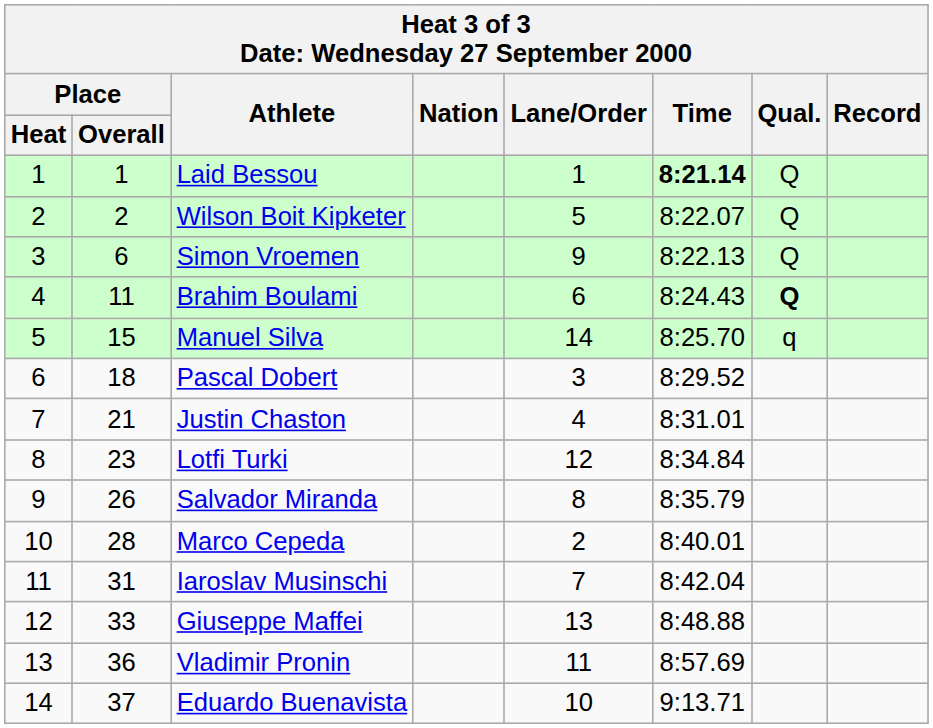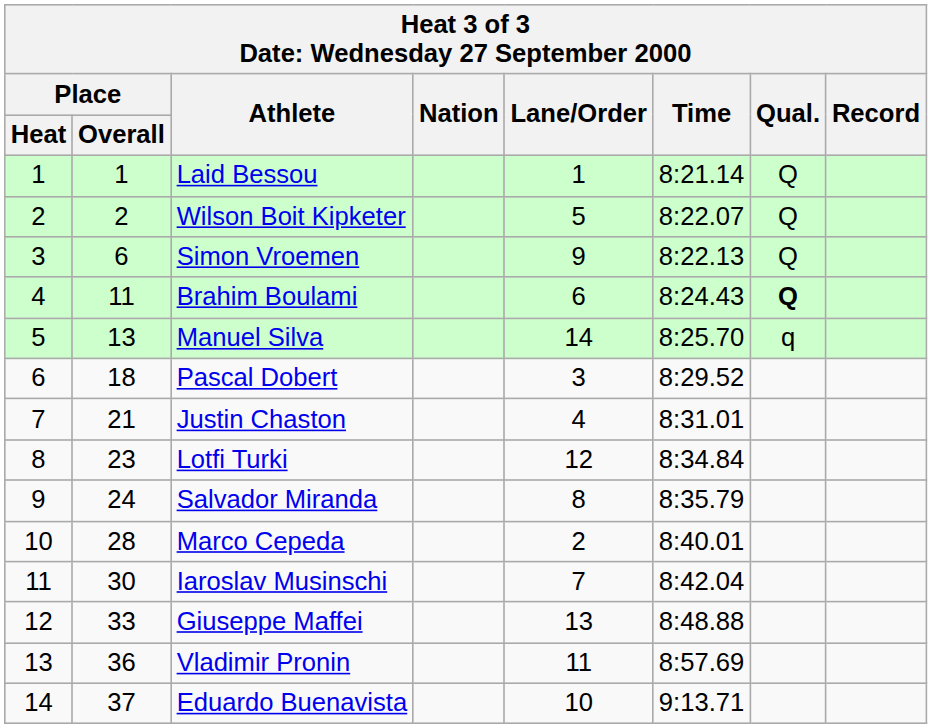(702, 175) bold -> (702, 175) normal
(121, 337) 15 -> (121, 337) 13
(121, 500) 26 -> (121, 500) 24
(121, 581) 31 -> (121, 581) 30
